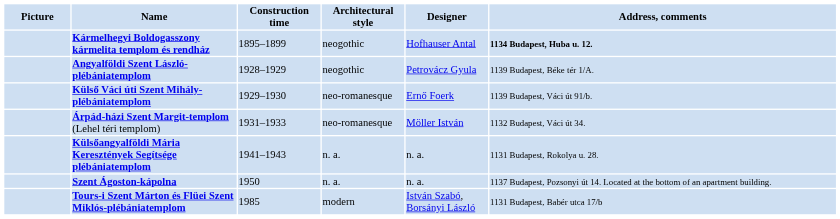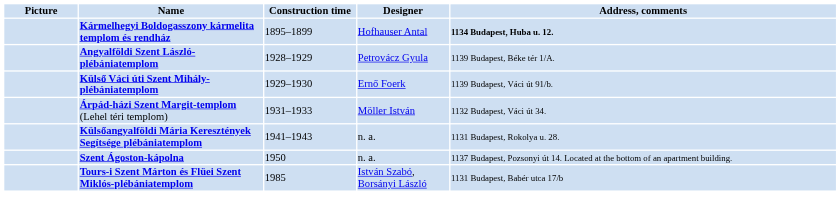- column: (363, 17)
